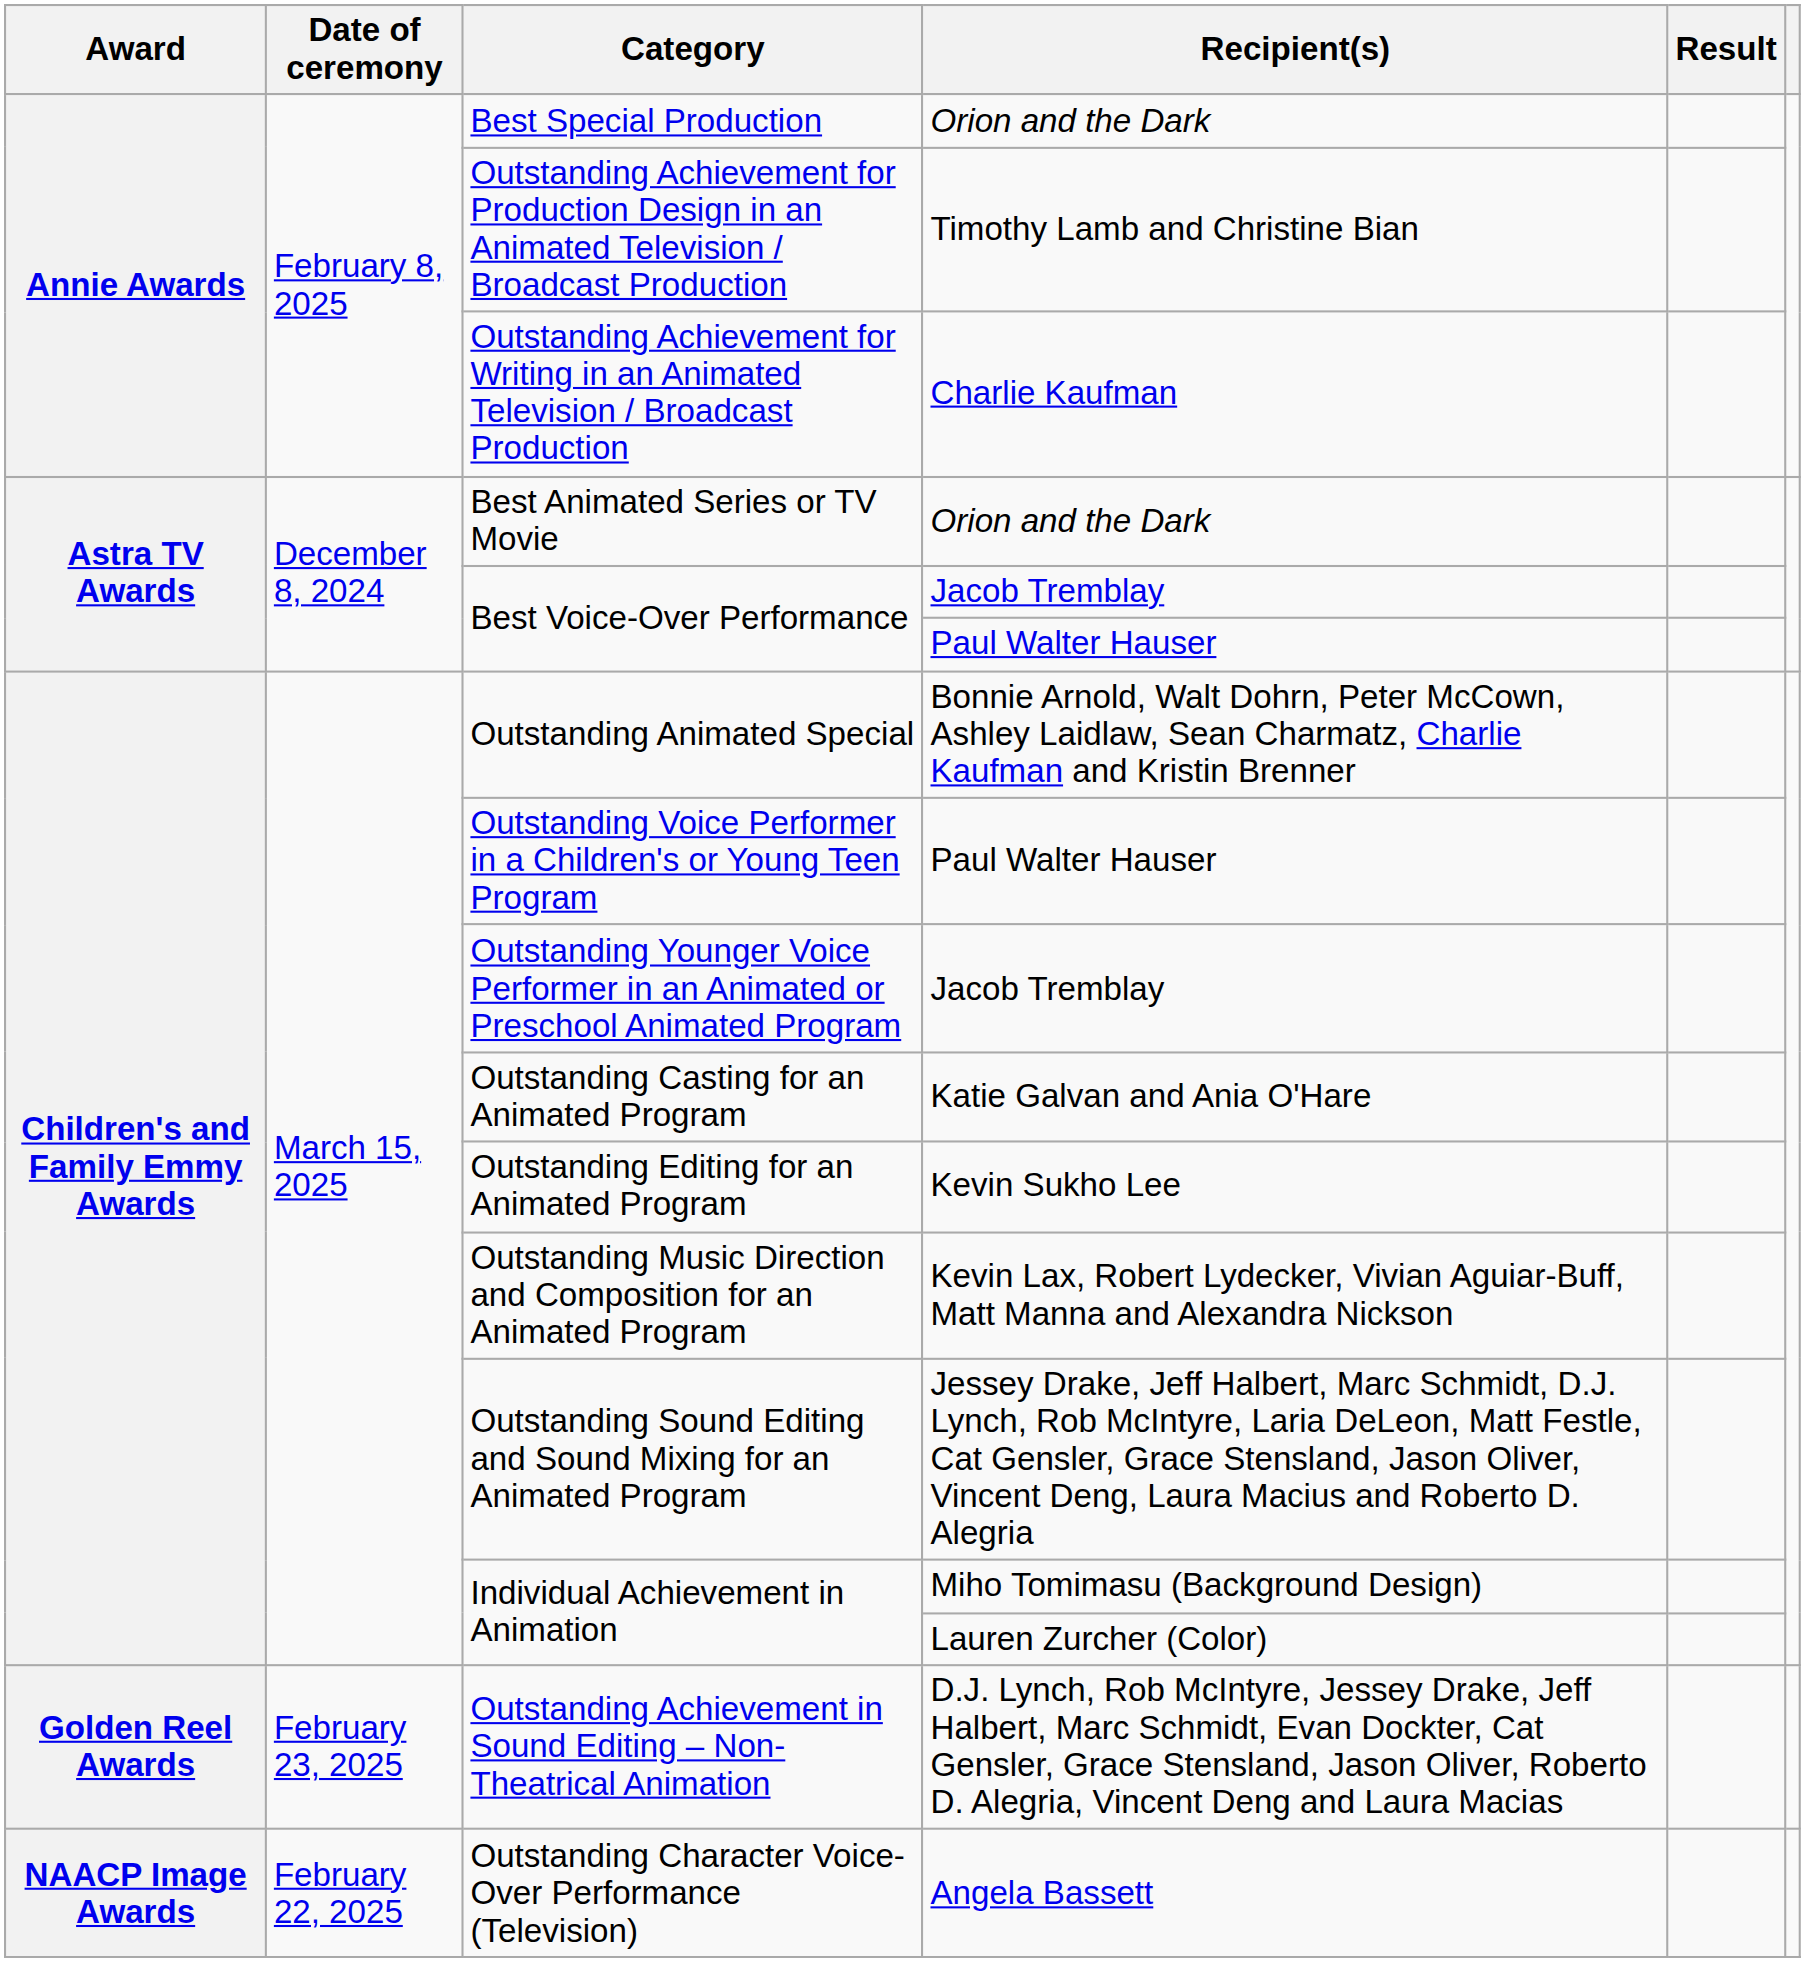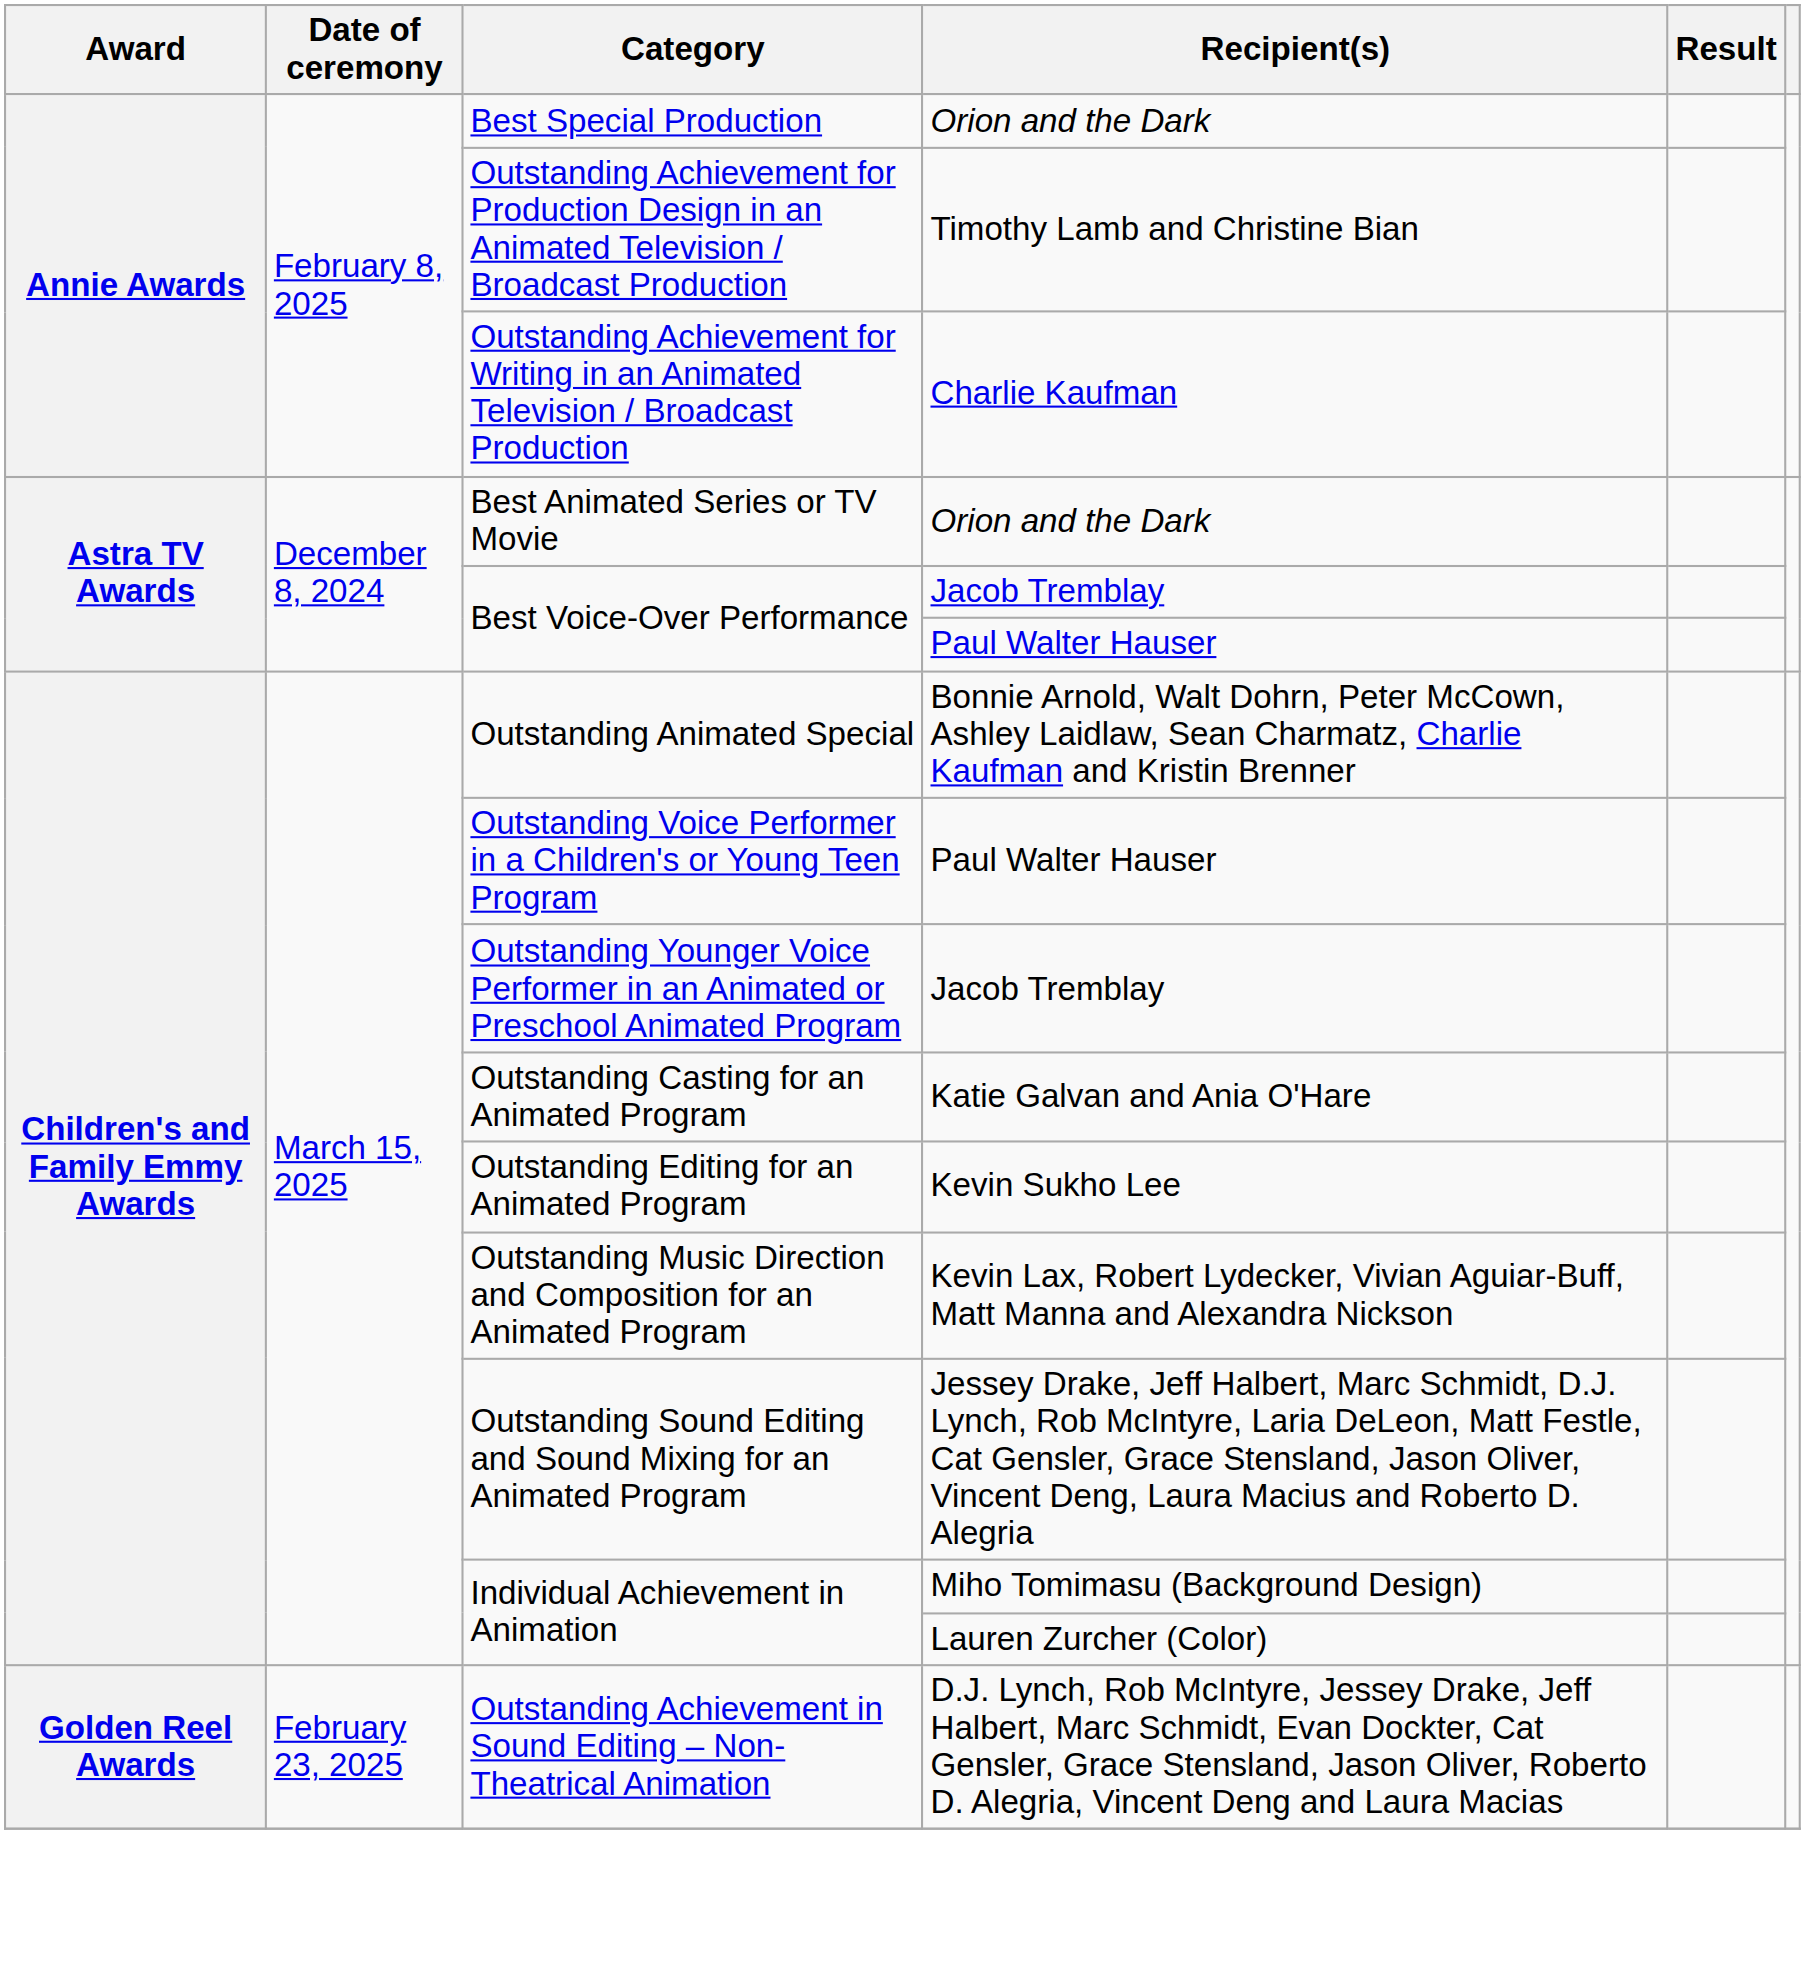- row: (688, 1892)
